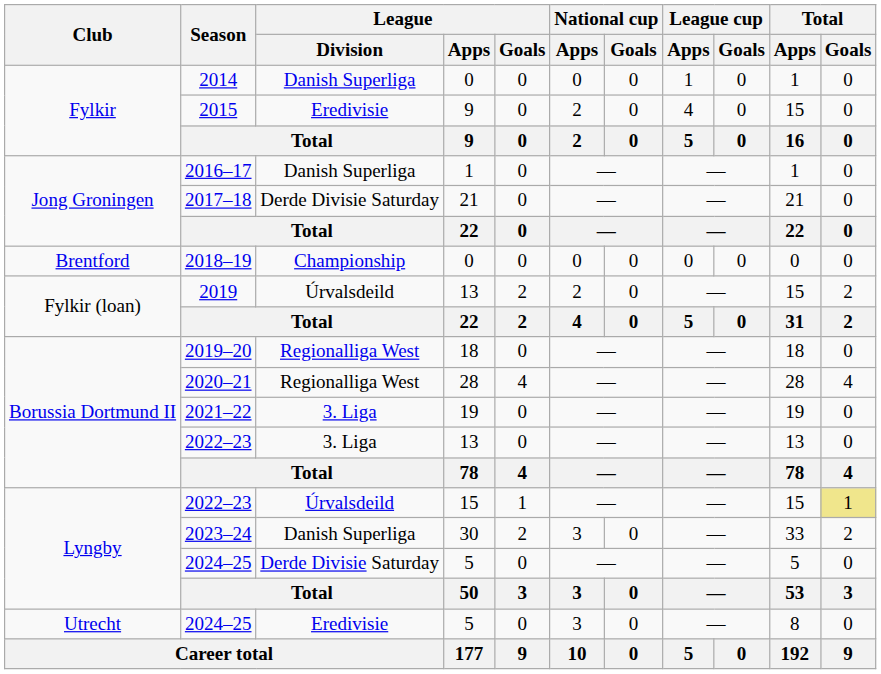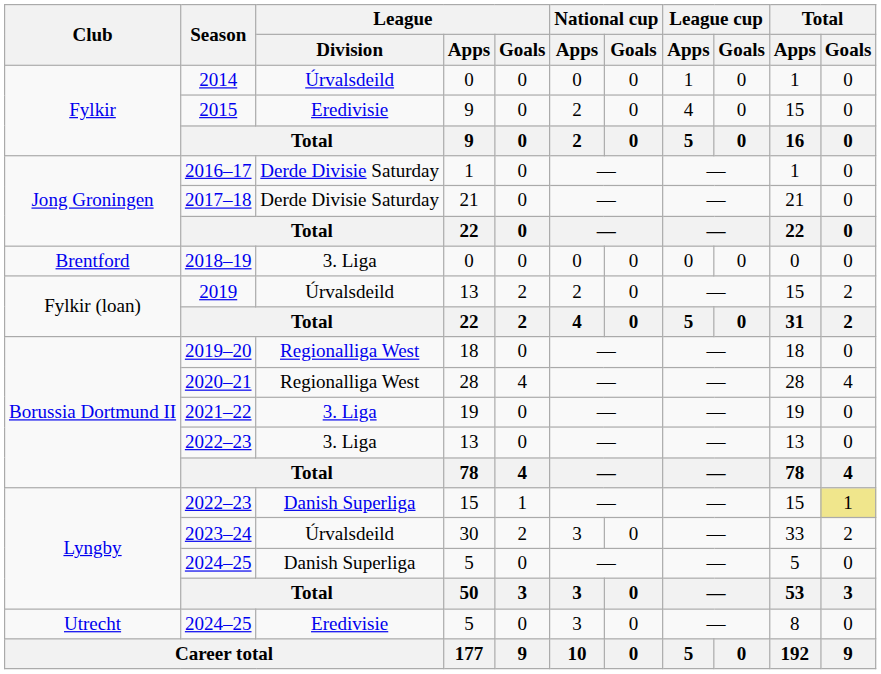(350, 79) Danish Superliga -> (350, 79) Úrvalsdeild
(350, 170) Danish Superliga -> (350, 170) Derde Divisie Saturday
(350, 261) Championship -> (350, 261) 3. Liga
(350, 502) Úrvalsdeild -> (350, 502) Danish Superliga
(350, 532) Danish Superliga -> (350, 532) Úrvalsdeild
(350, 563) Derde Divisie Saturday -> (350, 563) Danish Superliga
